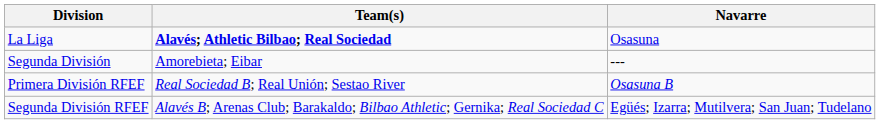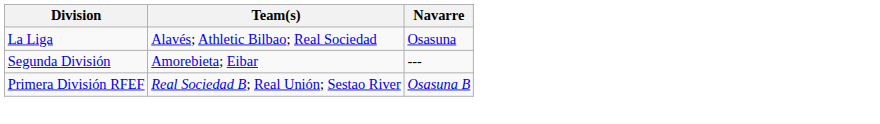(273, 38) bold -> (264, 38) normal
- row: (78, 107)
